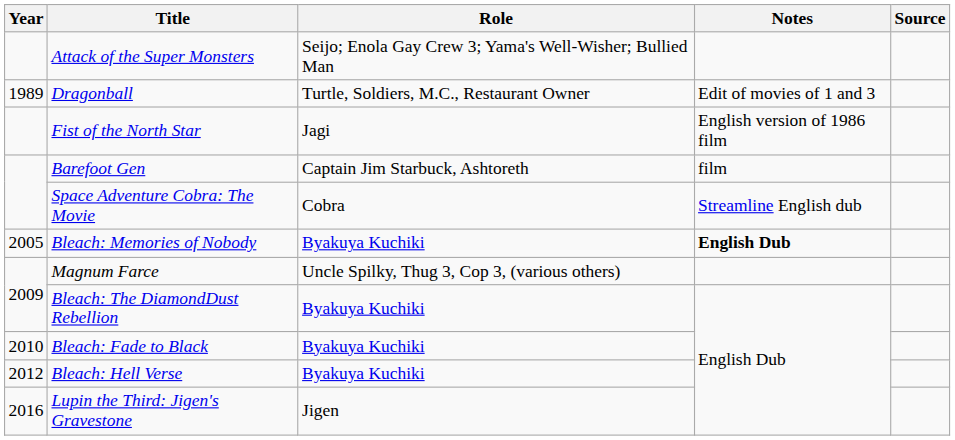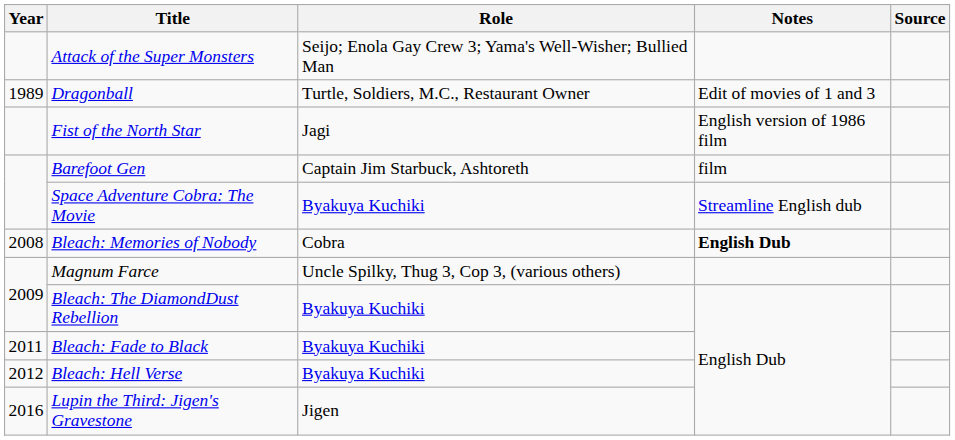(323, 205) Cobra -> (363, 205) Byakuya Kuchiki
(26, 243) 2005 -> (26, 243) 2008
(363, 243) Byakuya Kuchiki -> (323, 243) Cobra
(26, 345) 2010 -> (26, 345) 2011
